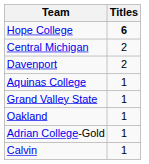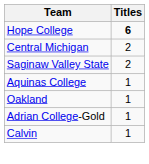- row: (32, 64)
+ row: (58, 64)
- row: (52, 99)
